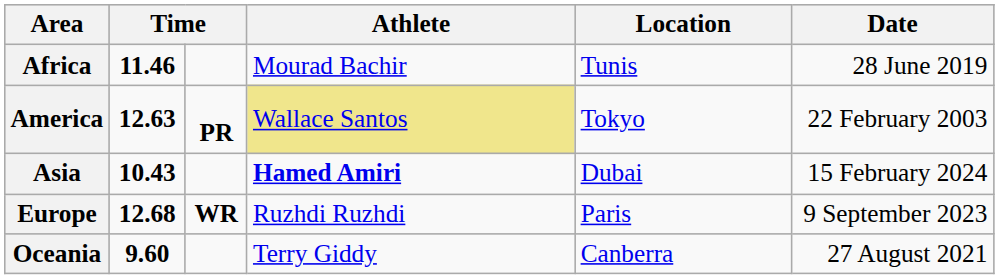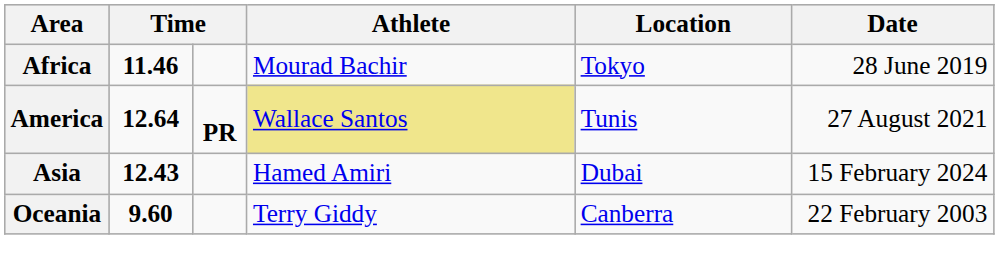(609, 64) Tunis -> (613, 64) Tokyo
(147, 118) 12.63 -> (151, 118) 12.64
(613, 118) Tokyo -> (609, 118) Tunis
(897, 118) 22 February 2003 -> (907, 118) 27 August 2021
(147, 173) 10.43 -> (151, 173) 12.43
(327, 173) bold -> (322, 173) normal
- row: (57, 213)
(907, 253) 27 August 2021 -> (897, 213) 22 February 2003
